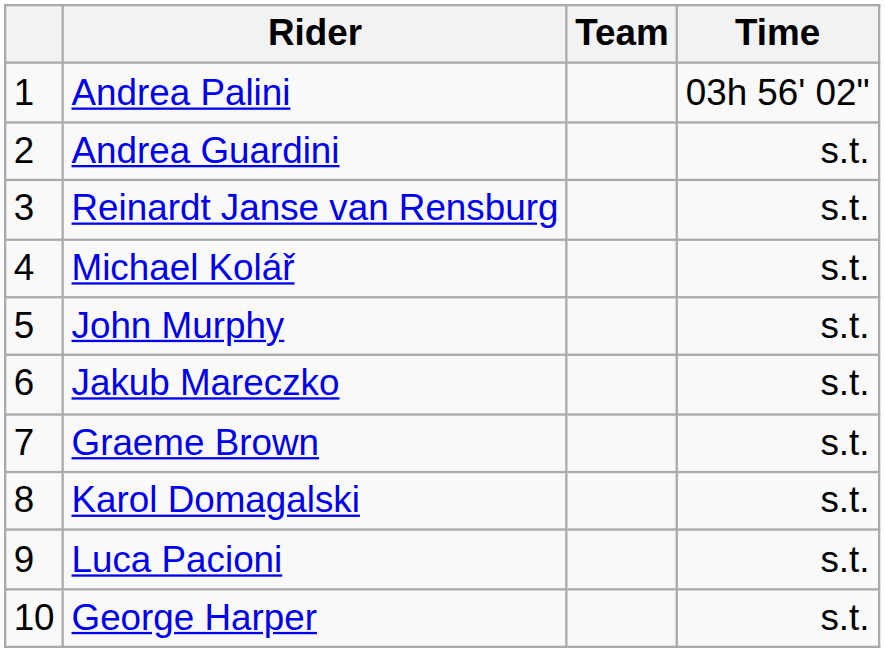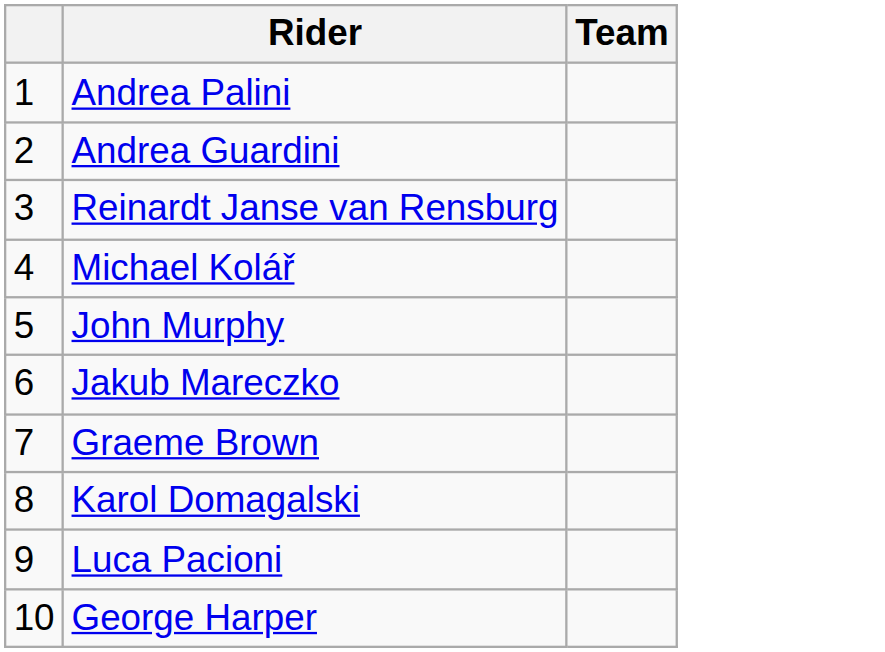- column: (778, 33)
